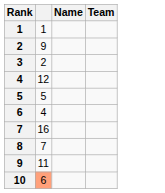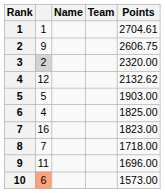+ column: (138, 12)
(43, 63) no background -> (43, 63) lightgrey background
